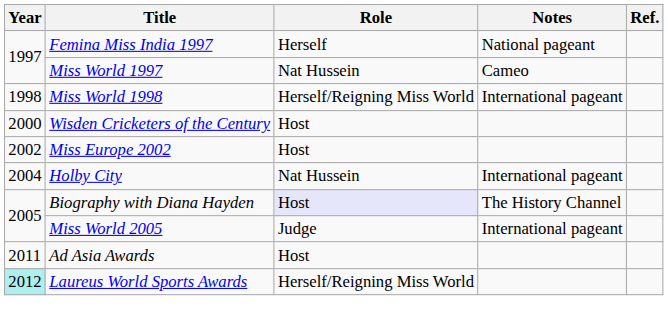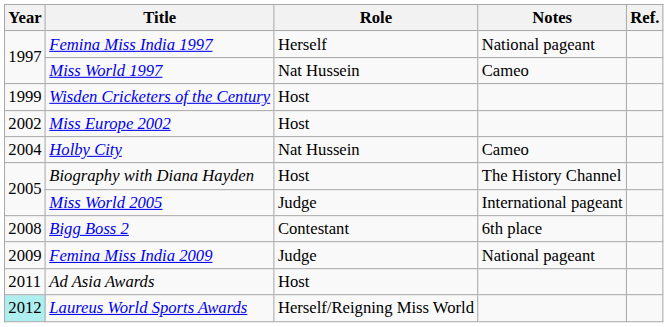- row: (106, 96)
(25, 123) 2000 -> (25, 96) 1999
(552, 176) International pageant -> (505, 149) Cameo
(294, 202) lavender background -> (294, 176) no background
+ row: (89, 228)
+ row: (131, 255)
